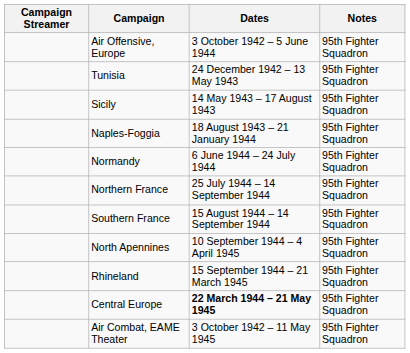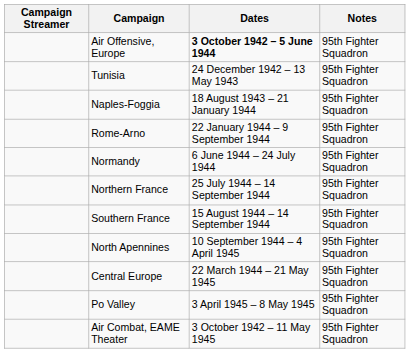(250, 47) normal -> (252, 47) bold
- row: (103, 104)
+ row: (118, 133)
- row: (115, 276)
(251, 305) bold -> (250, 276) normal
+ row: (113, 305)
